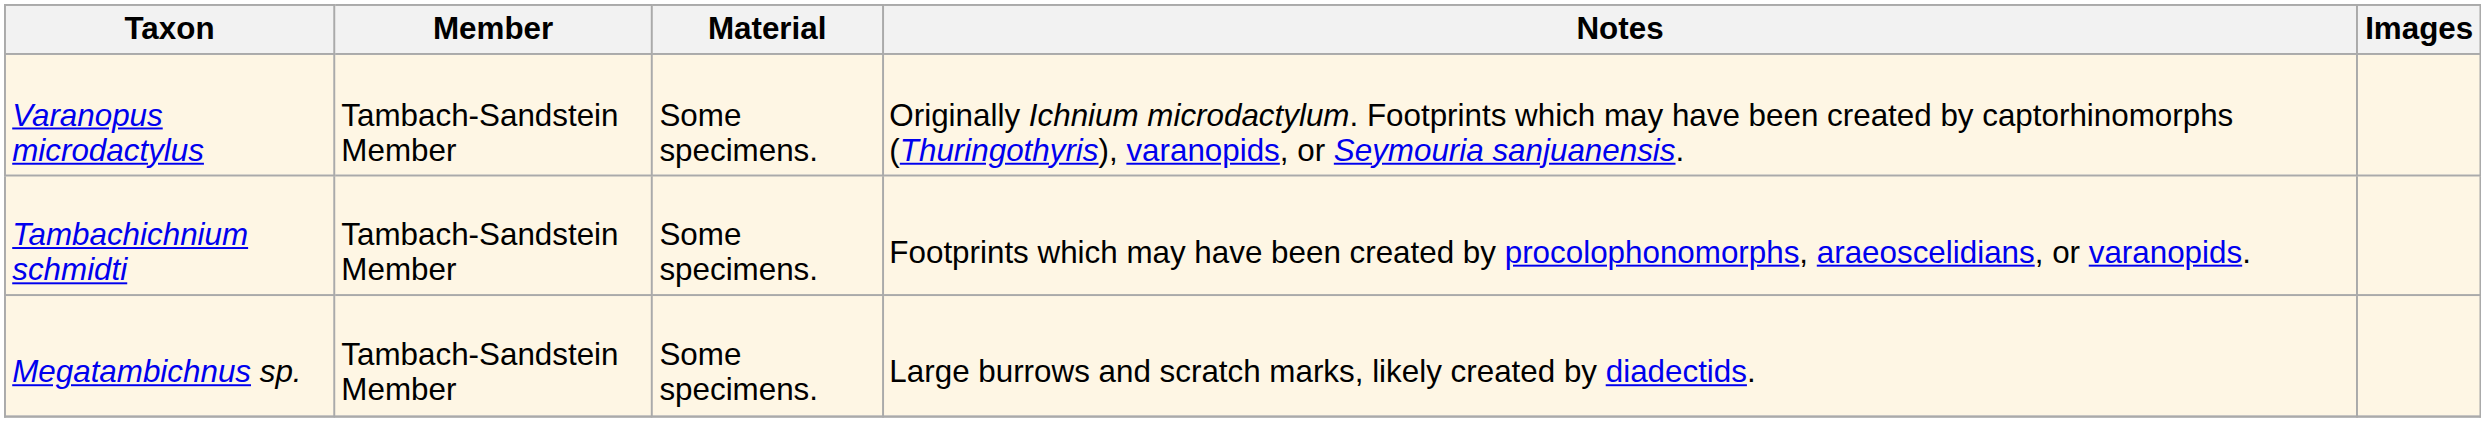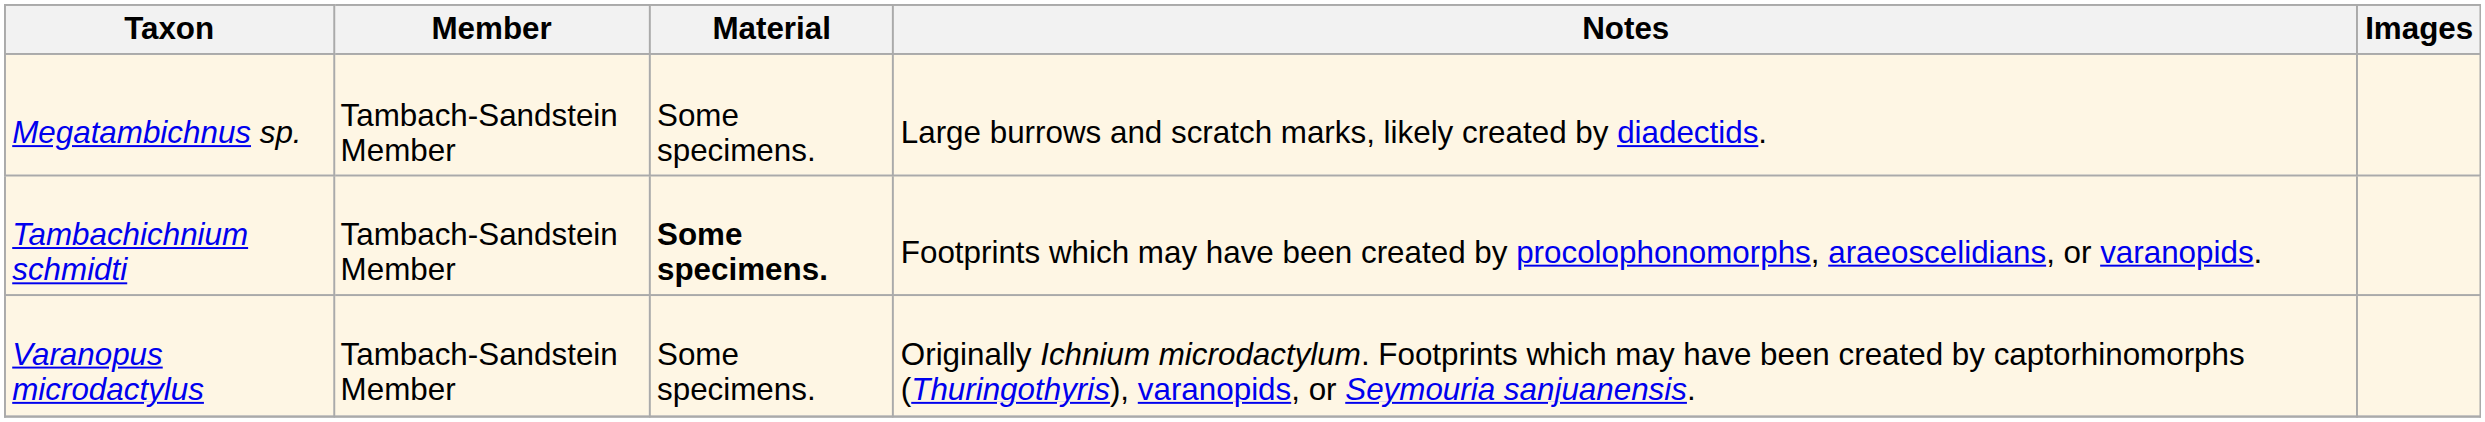rows swapped: (157, 372) <-> (108, 132)
(739, 252) normal -> (742, 252) bold
